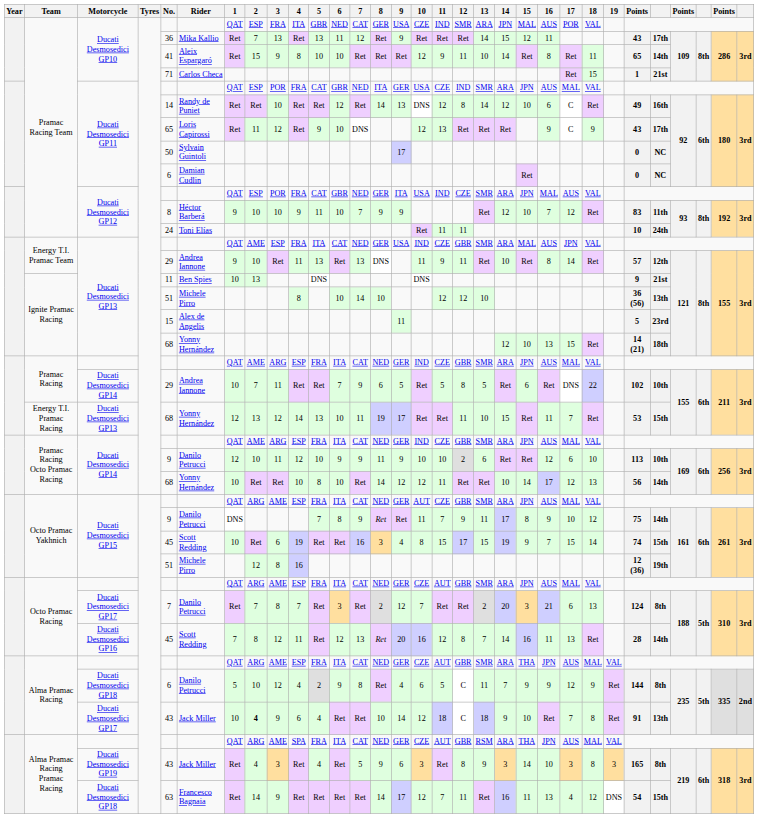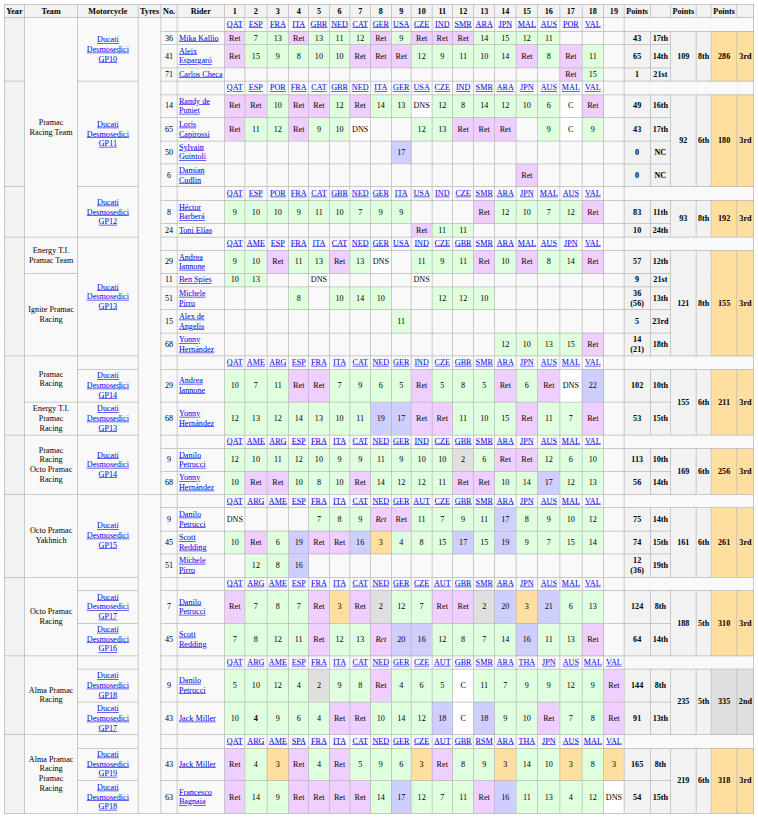(637, 639) 28 -> (637, 639) 64
(169, 685) 6 -> (169, 685) 9
